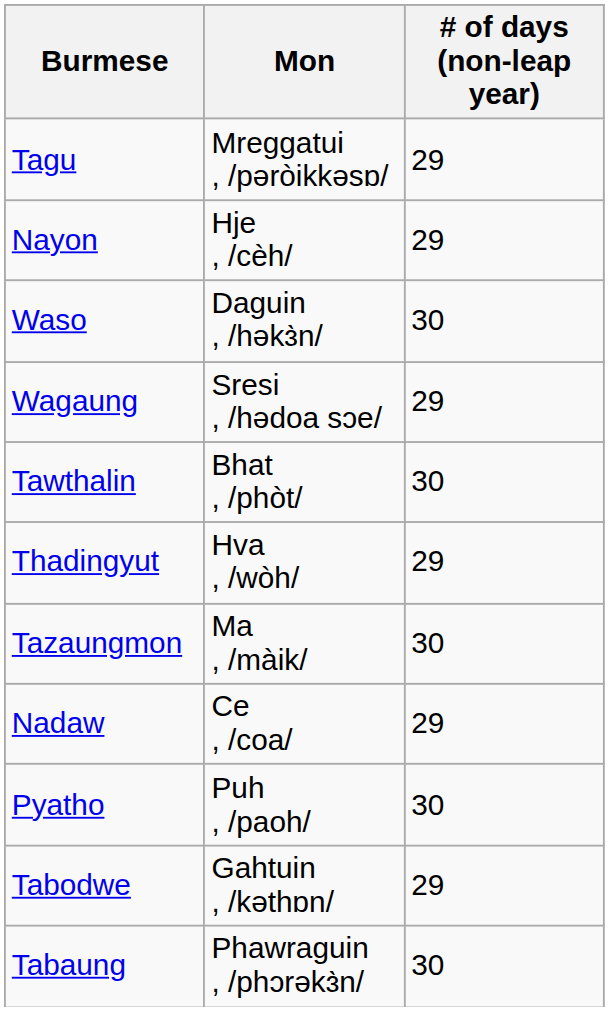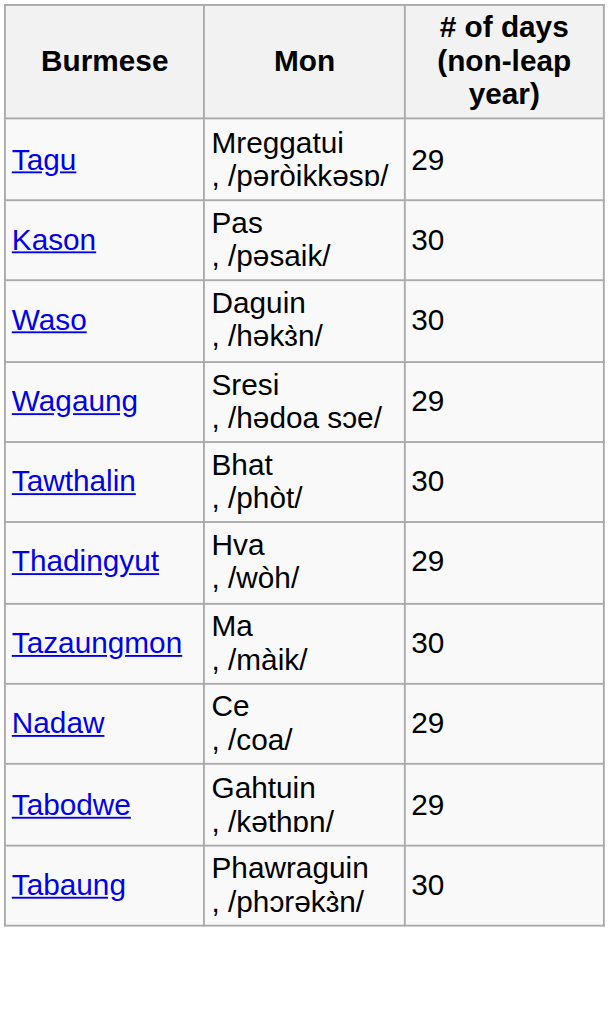+ row: (54, 239)
- row: (55, 239)
- row: (58, 804)
